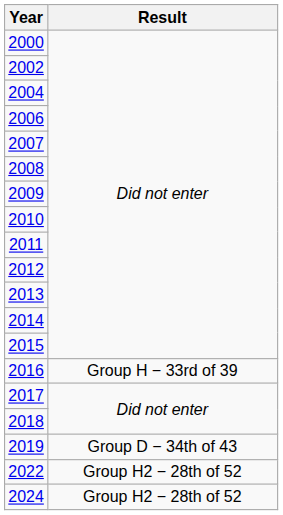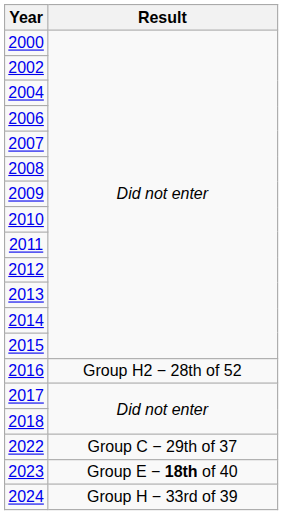(162, 371) Group H − 33rd of 39 -> (162, 371) Group H2 − 28th of 52
- row: (26, 447)
(162, 472) Group H2 − 28th of 52 -> (162, 447) Group C − 29th of 37
+ row: (26, 472)
(162, 497) Group H2 − 28th of 52 -> (162, 497) Group H − 33rd of 39
